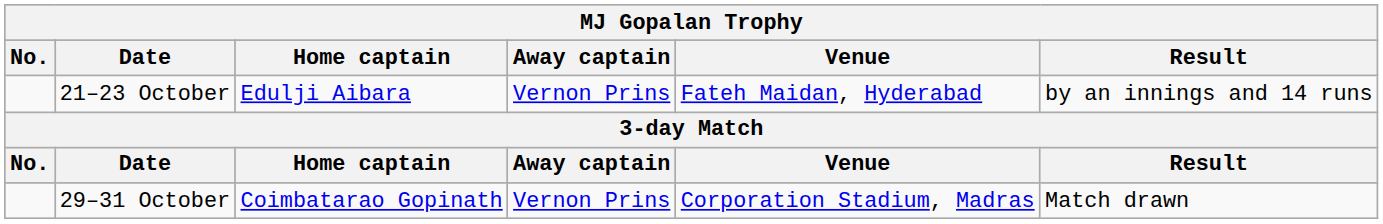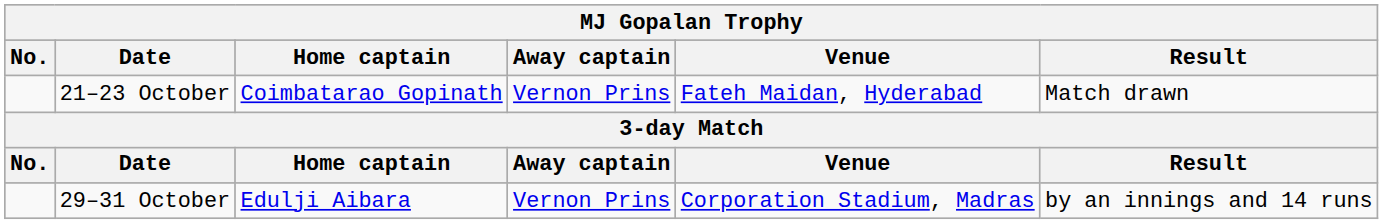(326, 94) Edulji Aibara -> (372, 94) Coimbatarao Gopinath
(1209, 94) by an innings and 14 runs -> (1117, 94) Match drawn
(372, 201) Coimbatarao Gopinath -> (326, 201) Edulji Aibara
(1117, 201) Match drawn -> (1209, 201) by an innings and 14 runs
